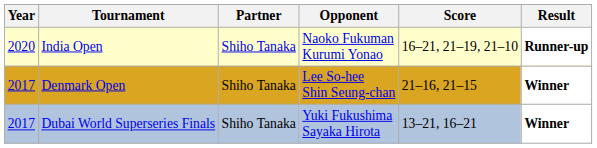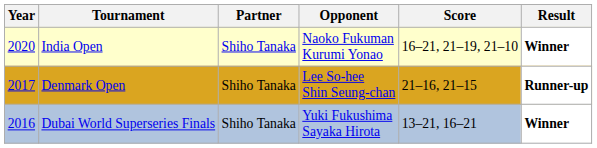(556, 46) Runner-up -> (547, 46) Winner
(547, 85) Winner -> (556, 85) Runner-up
(21, 124) 2017 -> (21, 124) 2016
